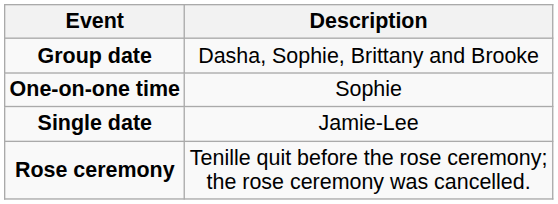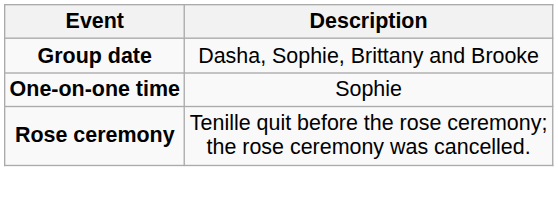- row: (95, 123)
